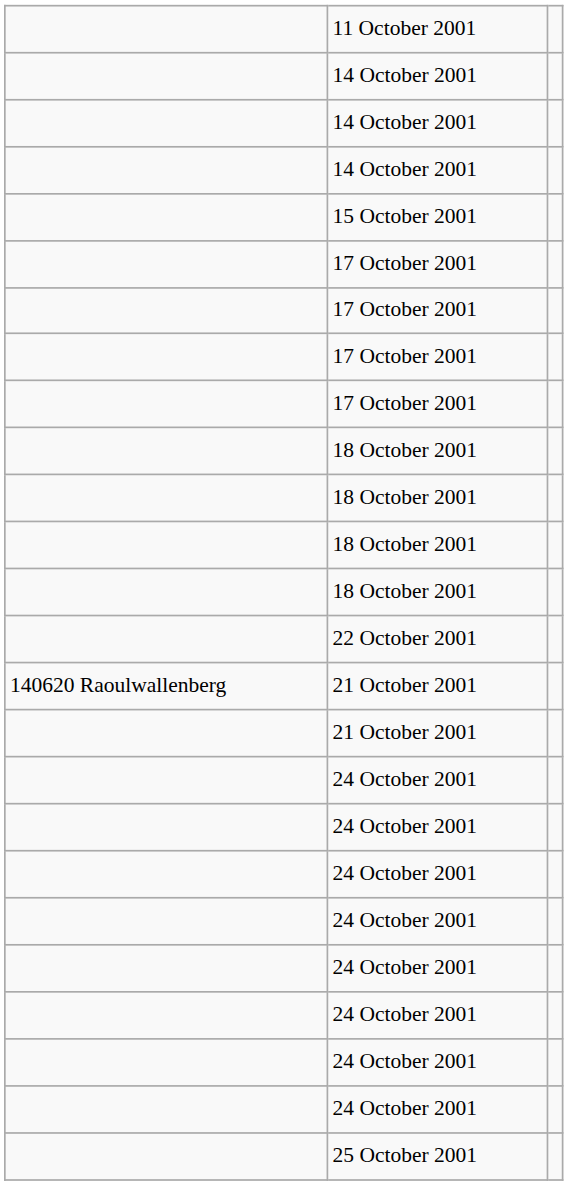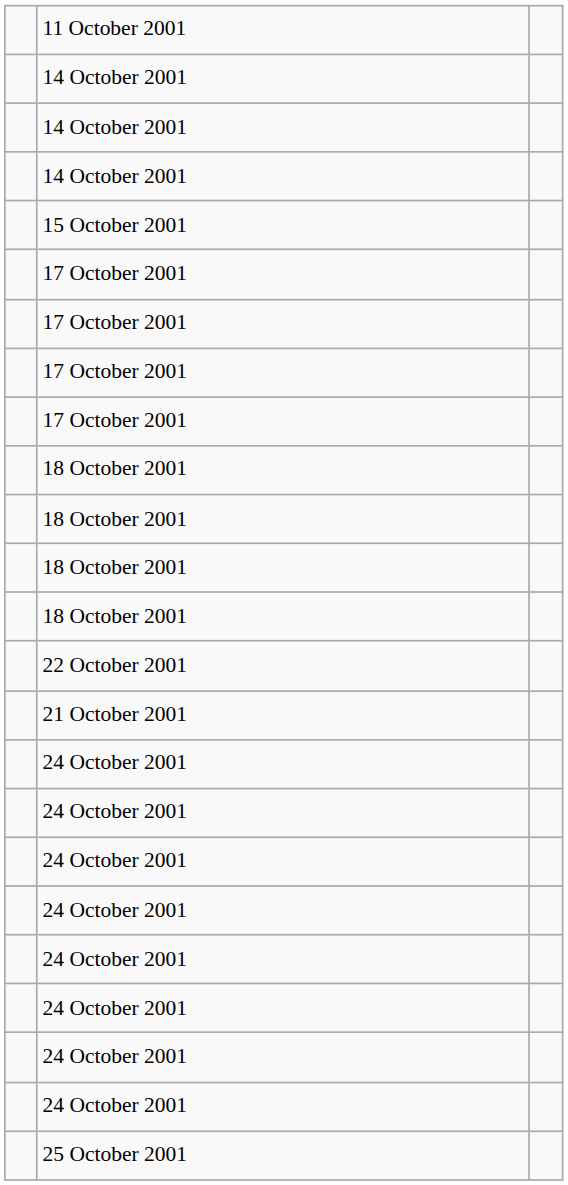- row: (118, 685)
